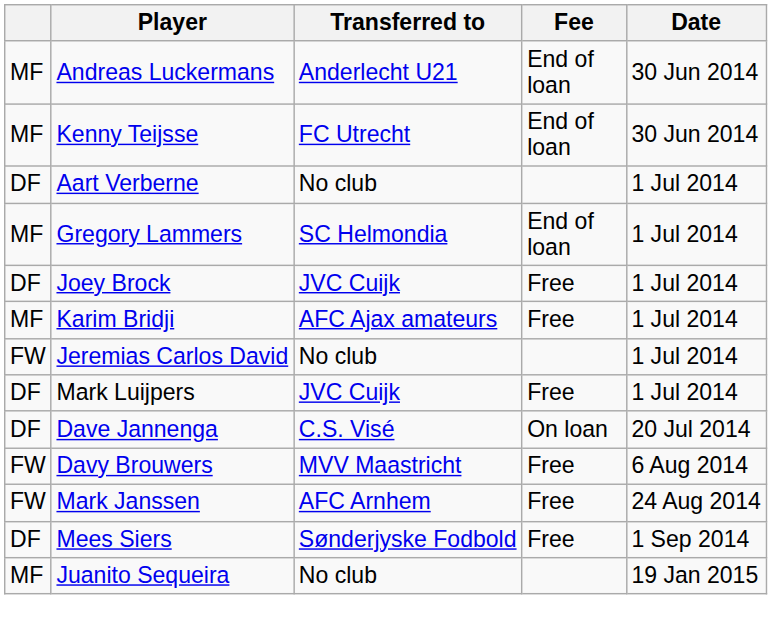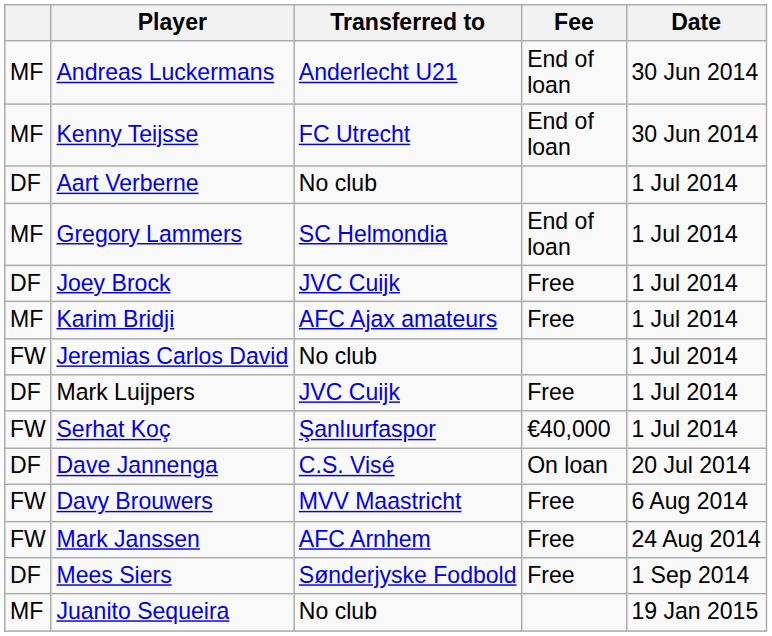+ row: (113, 429)
